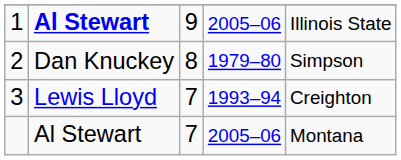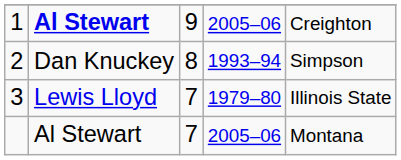(341, 23) Illinois State -> (331, 23) Creighton
(244, 61) 1979–80 -> (244, 61) 1993–94
(244, 98) 1993–94 -> (244, 98) 1979–80
(331, 98) Creighton -> (341, 98) Illinois State
